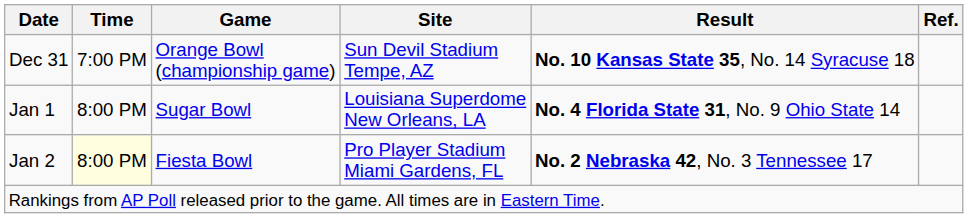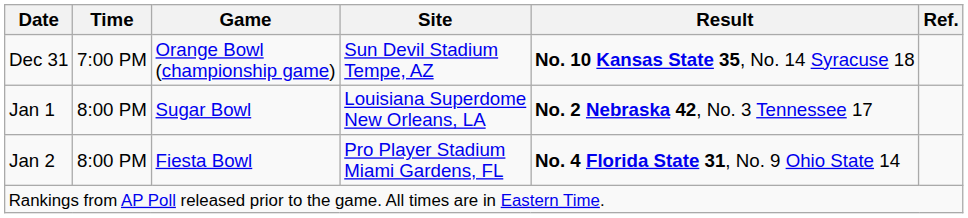(718, 110) No. 4 Florida State 31, No. 9 Ohio State 14 -> (704, 110) No. 2 Nebraska 42, No. 3 Tennessee 17
(112, 161) lightyellow background -> (112, 161) no background
(704, 161) No. 2 Nebraska 42, No. 3 Tennessee 17 -> (718, 161) No. 4 Florida State 31, No. 9 Ohio State 14
